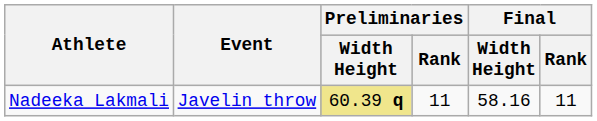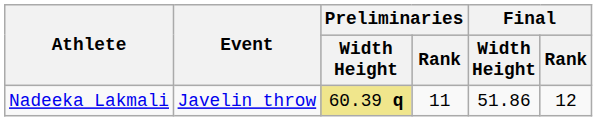(504, 100) 58.16 -> (504, 100) 51.86
(566, 100) 11 -> (566, 100) 12
